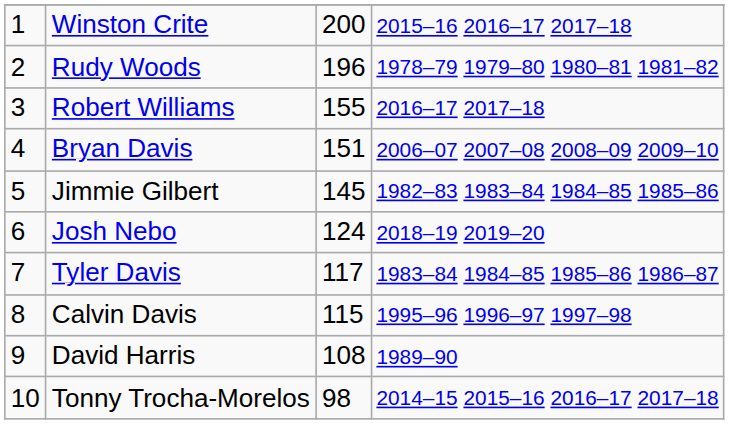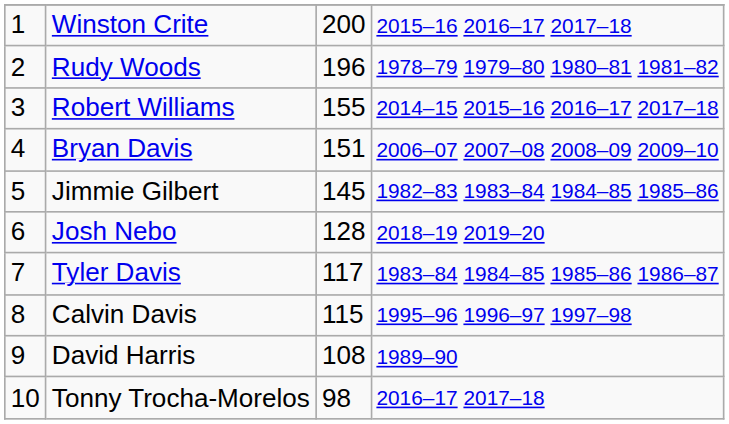(461, 108) 2016–17 2017–18 -> (548, 108) 2014–15 2015–16 2016–17 2017–18
(344, 231) 124 -> (344, 231) 128
(548, 398) 2014–15 2015–16 2016–17 2017–18 -> (461, 398) 2016–17 2017–18
